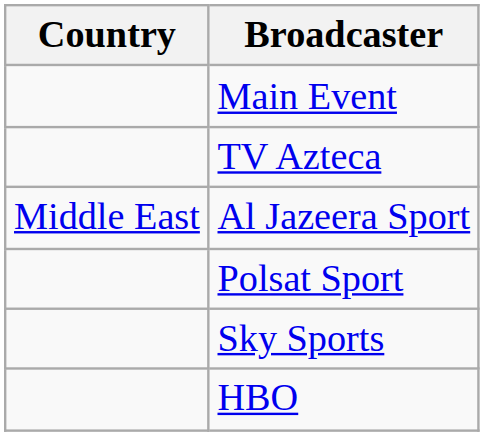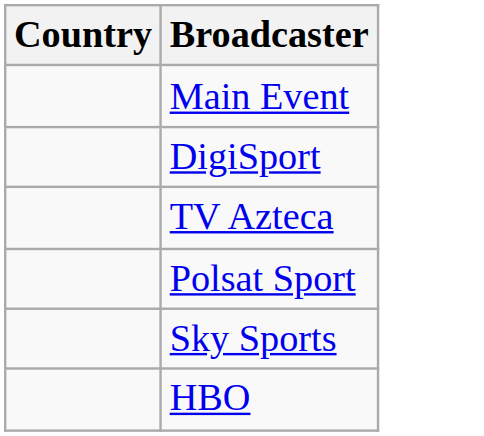+ row: (245, 156)
- row: (344, 216)
